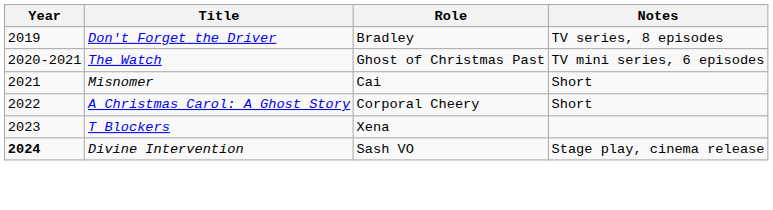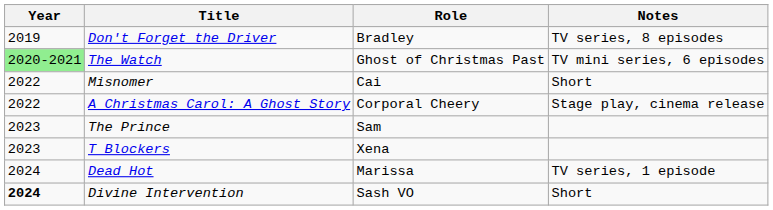(45, 60) no background -> (45, 60) lightgreen background
(24, 82) 2021 -> (24, 82) 2022
(572, 105) Short -> (658, 105) Stage play, cinema release
+ row: (129, 127)
+ row: (121, 171)
(658, 149) Stage play, cinema release -> (572, 194) Short
